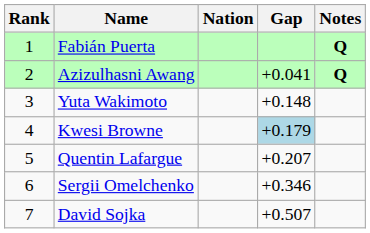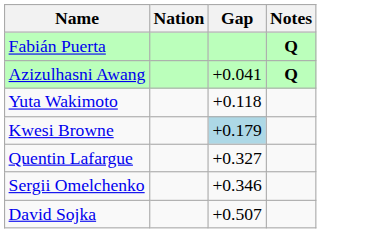- column: (29, 18)
(286, 102) +0.148 -> (237, 102) +0.118
(286, 158) +0.207 -> (237, 158) +0.327
